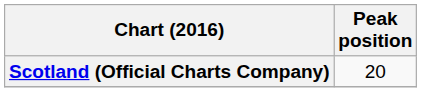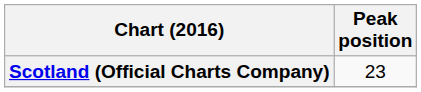(375, 71) 20 -> (375, 71) 23
